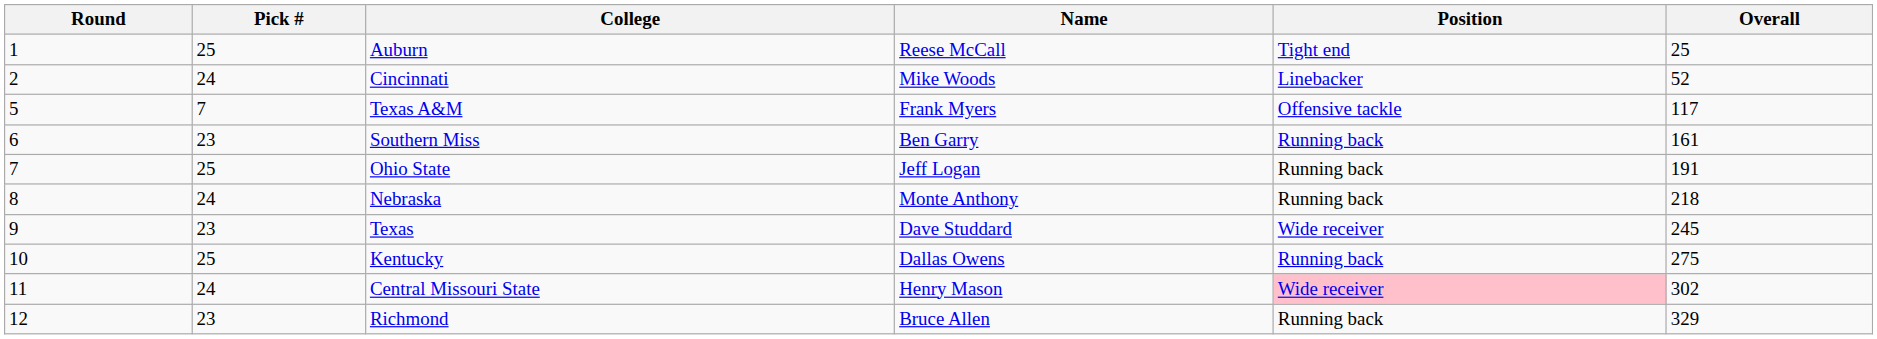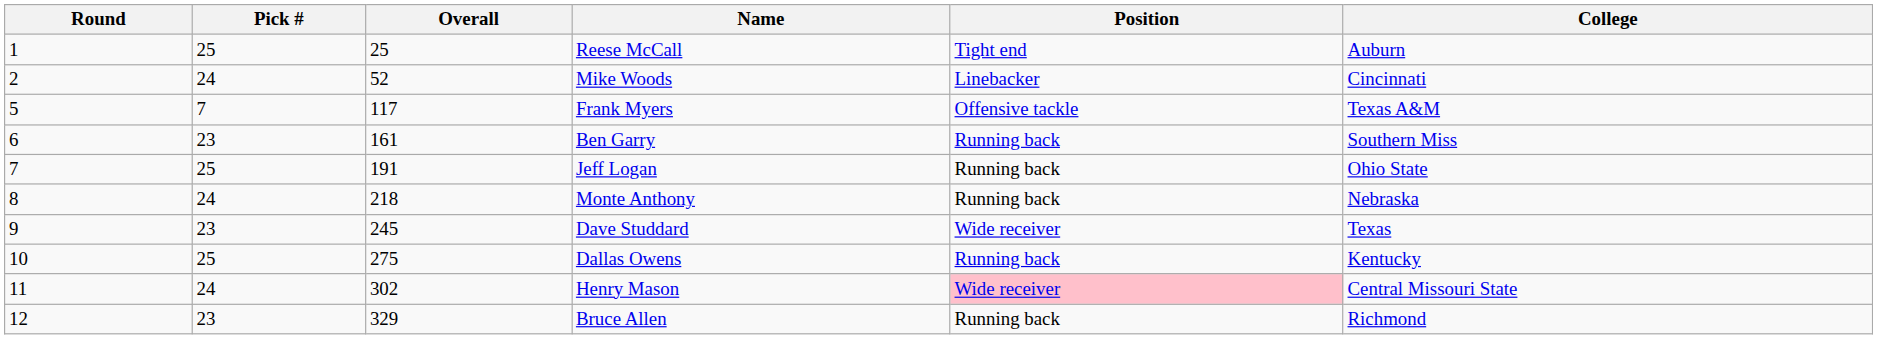columns swapped: (1769, 19) <-> (630, 19)
